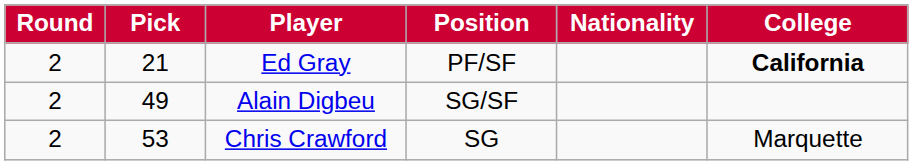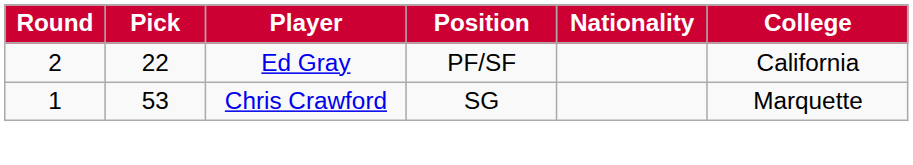(155, 62) 21 -> (155, 62) 22
(808, 62) bold -> (808, 62) normal
- row: (306, 100)
(55, 139) 2 -> (55, 100) 1
